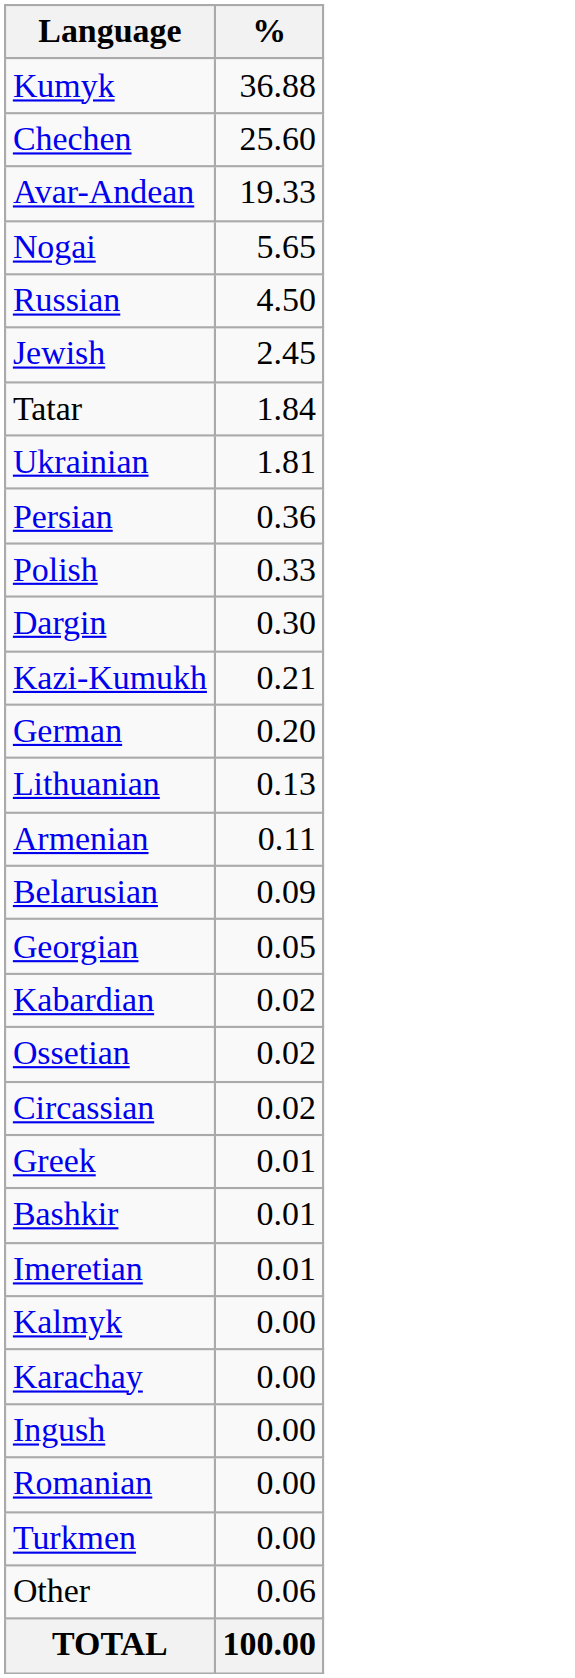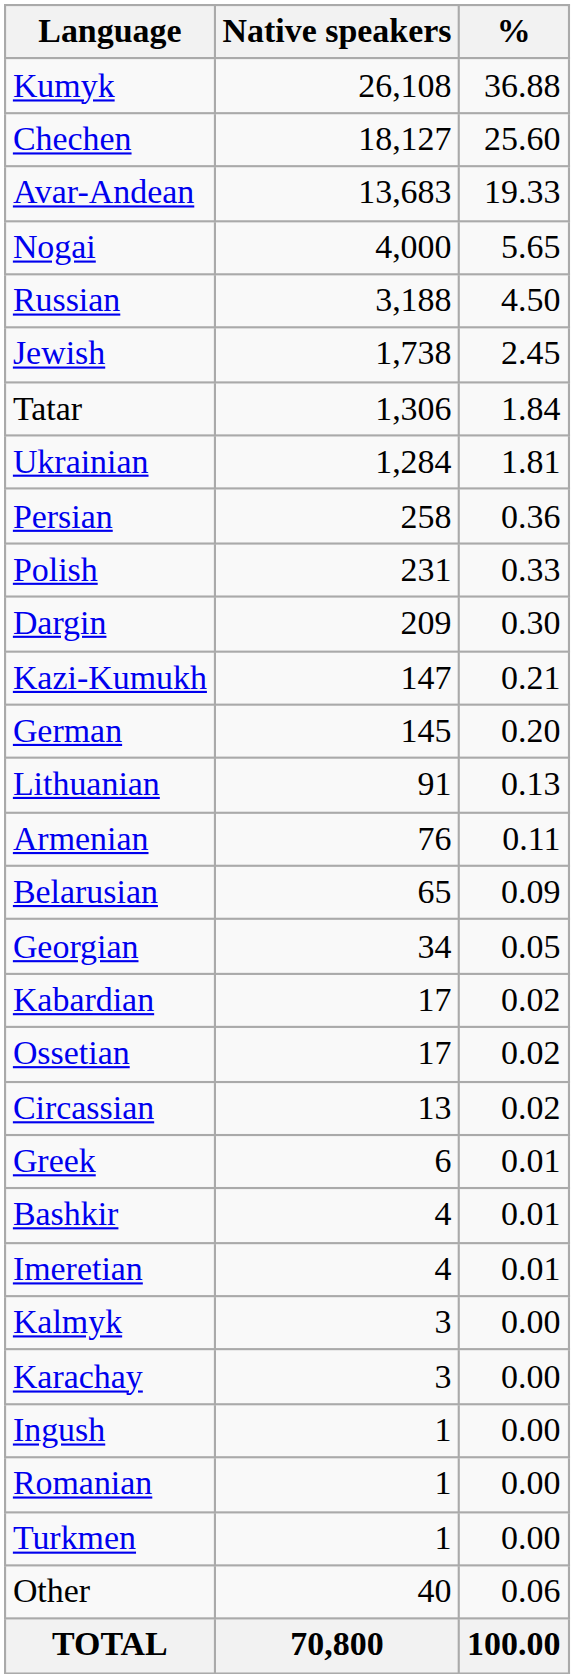+ column: (337, 31)
